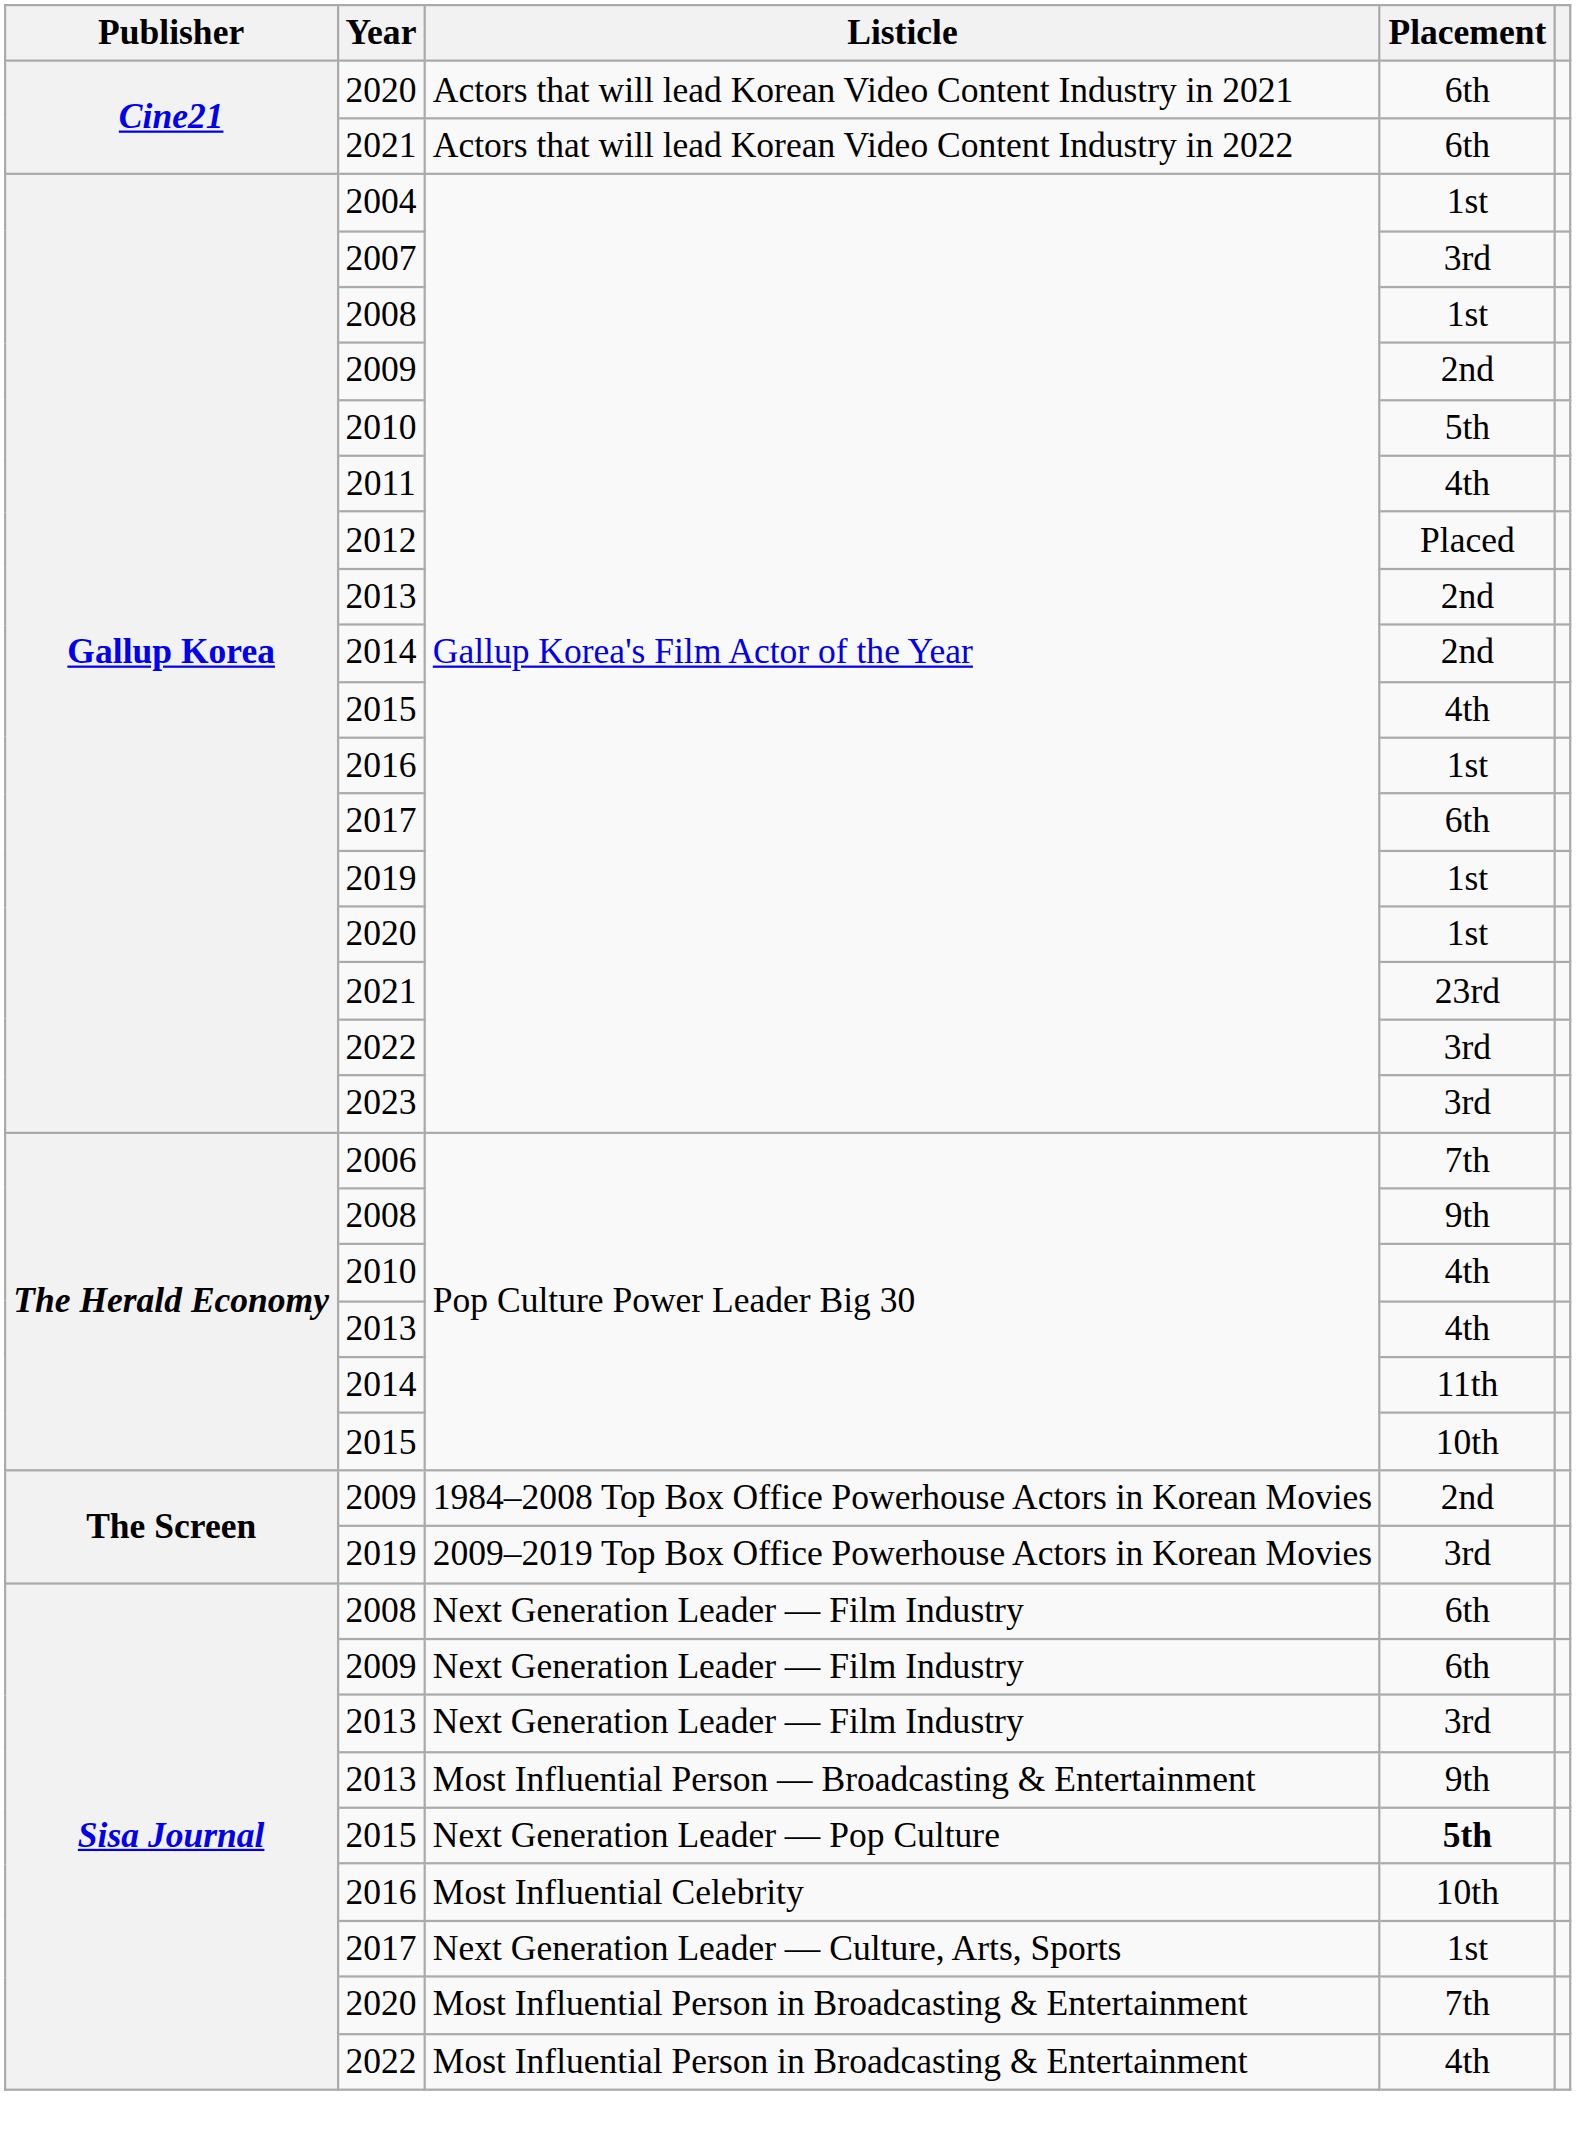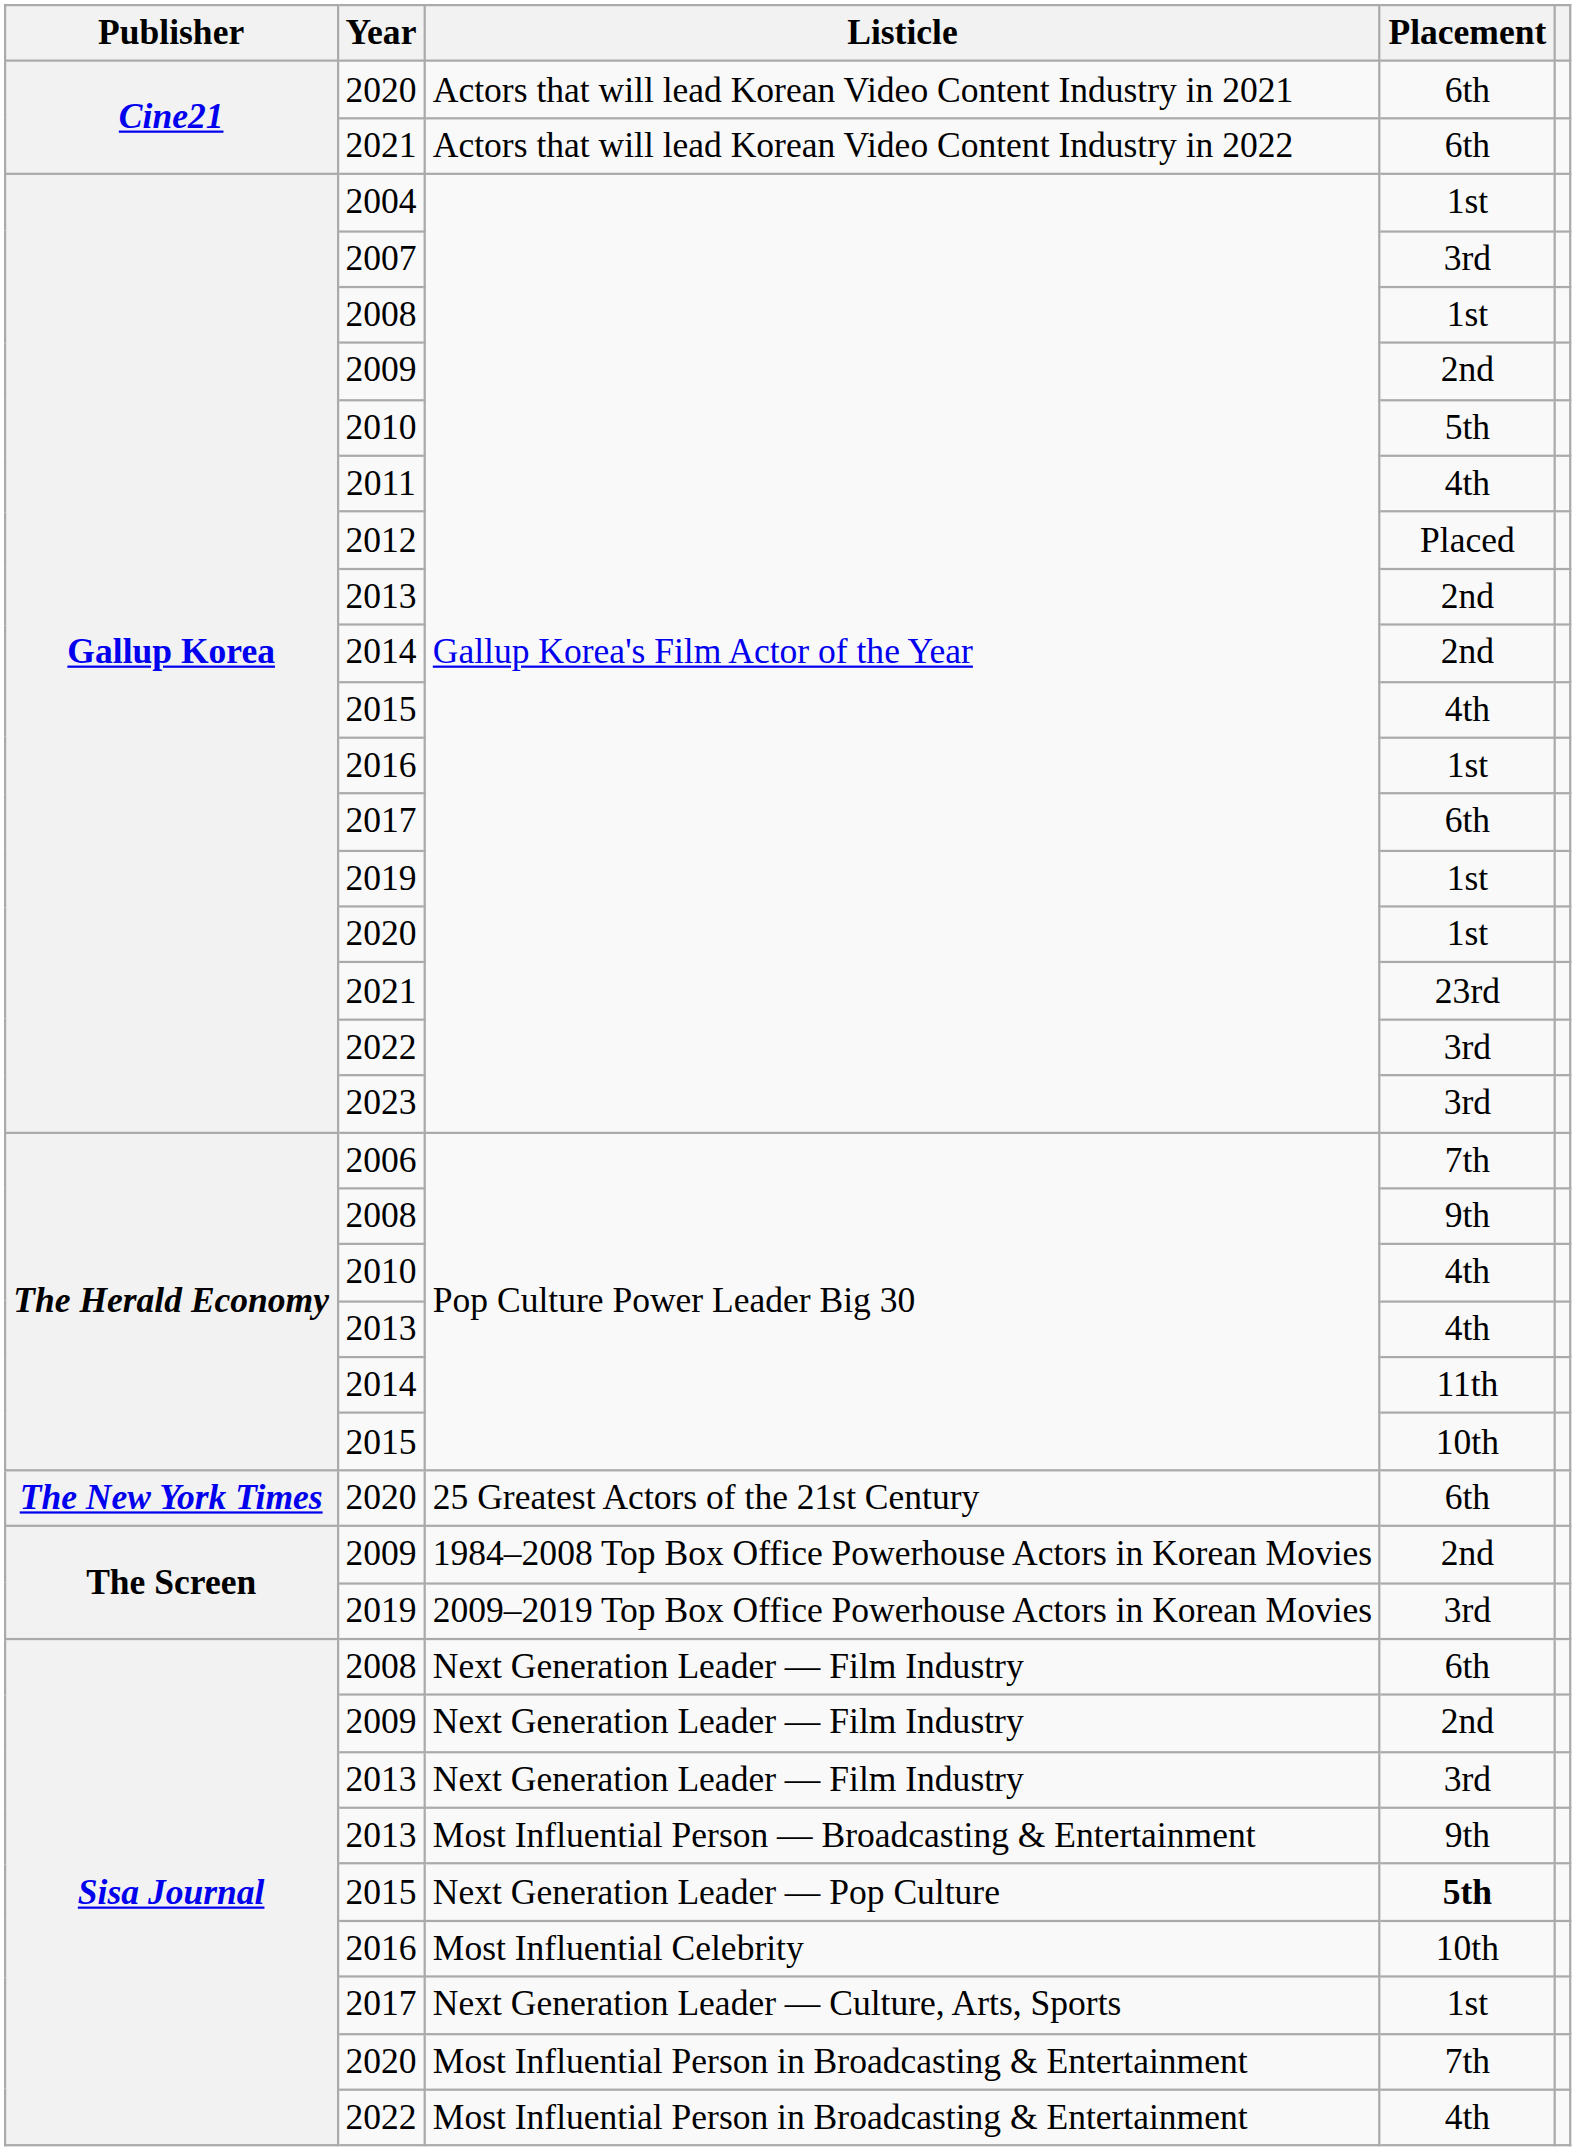+ row: (381, 1497)
(1467, 1666) 6th -> (1467, 1722) 2nd
